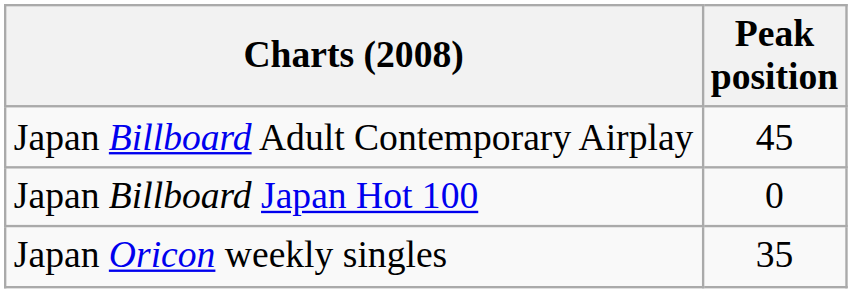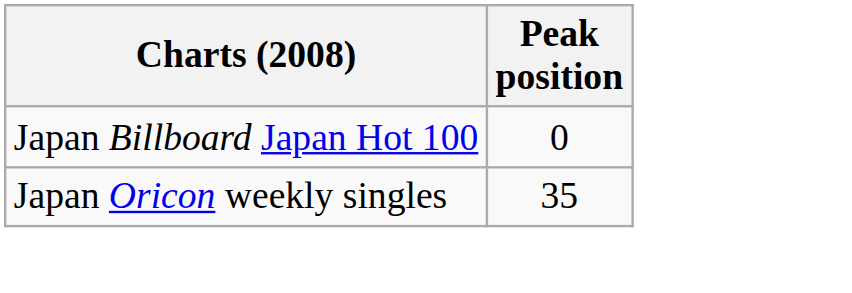- row: (354, 136)
